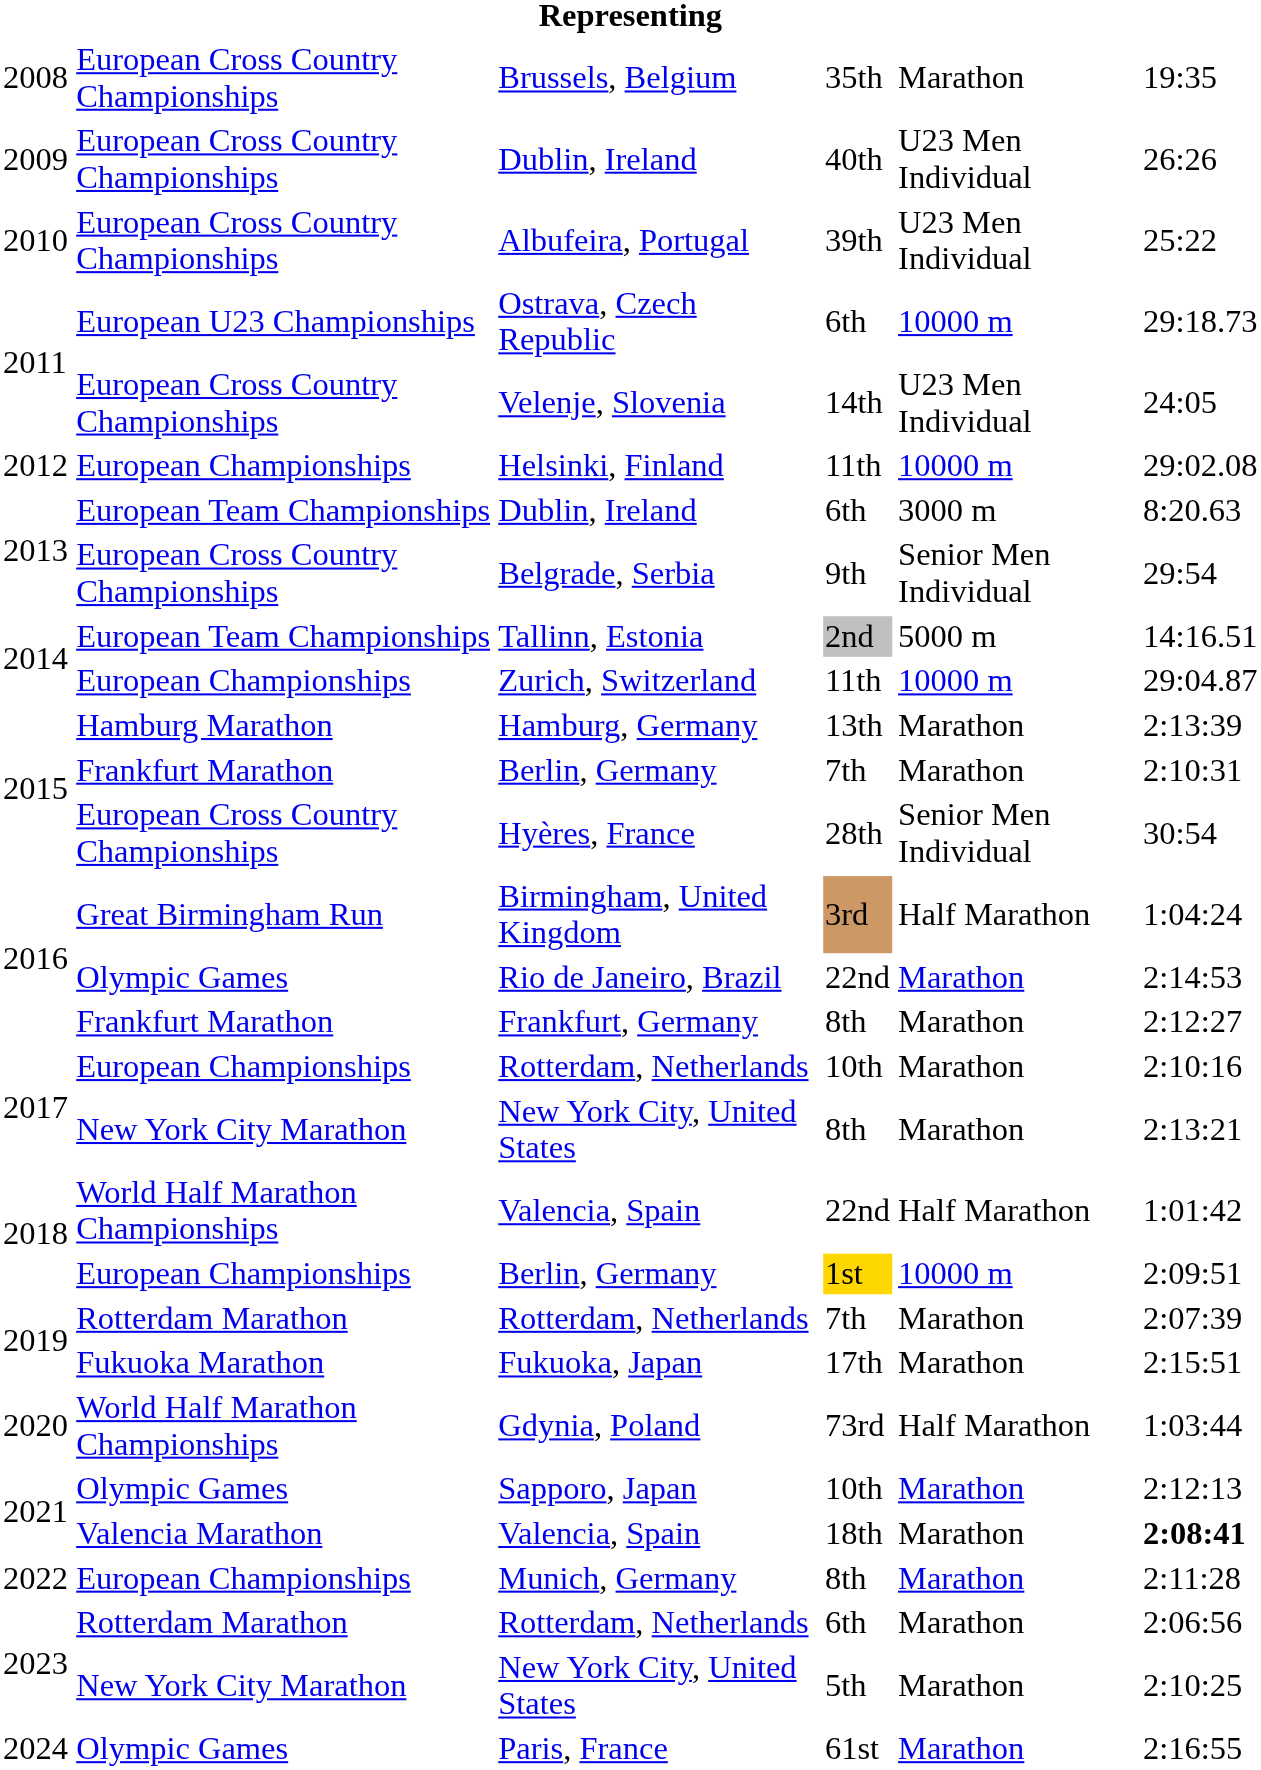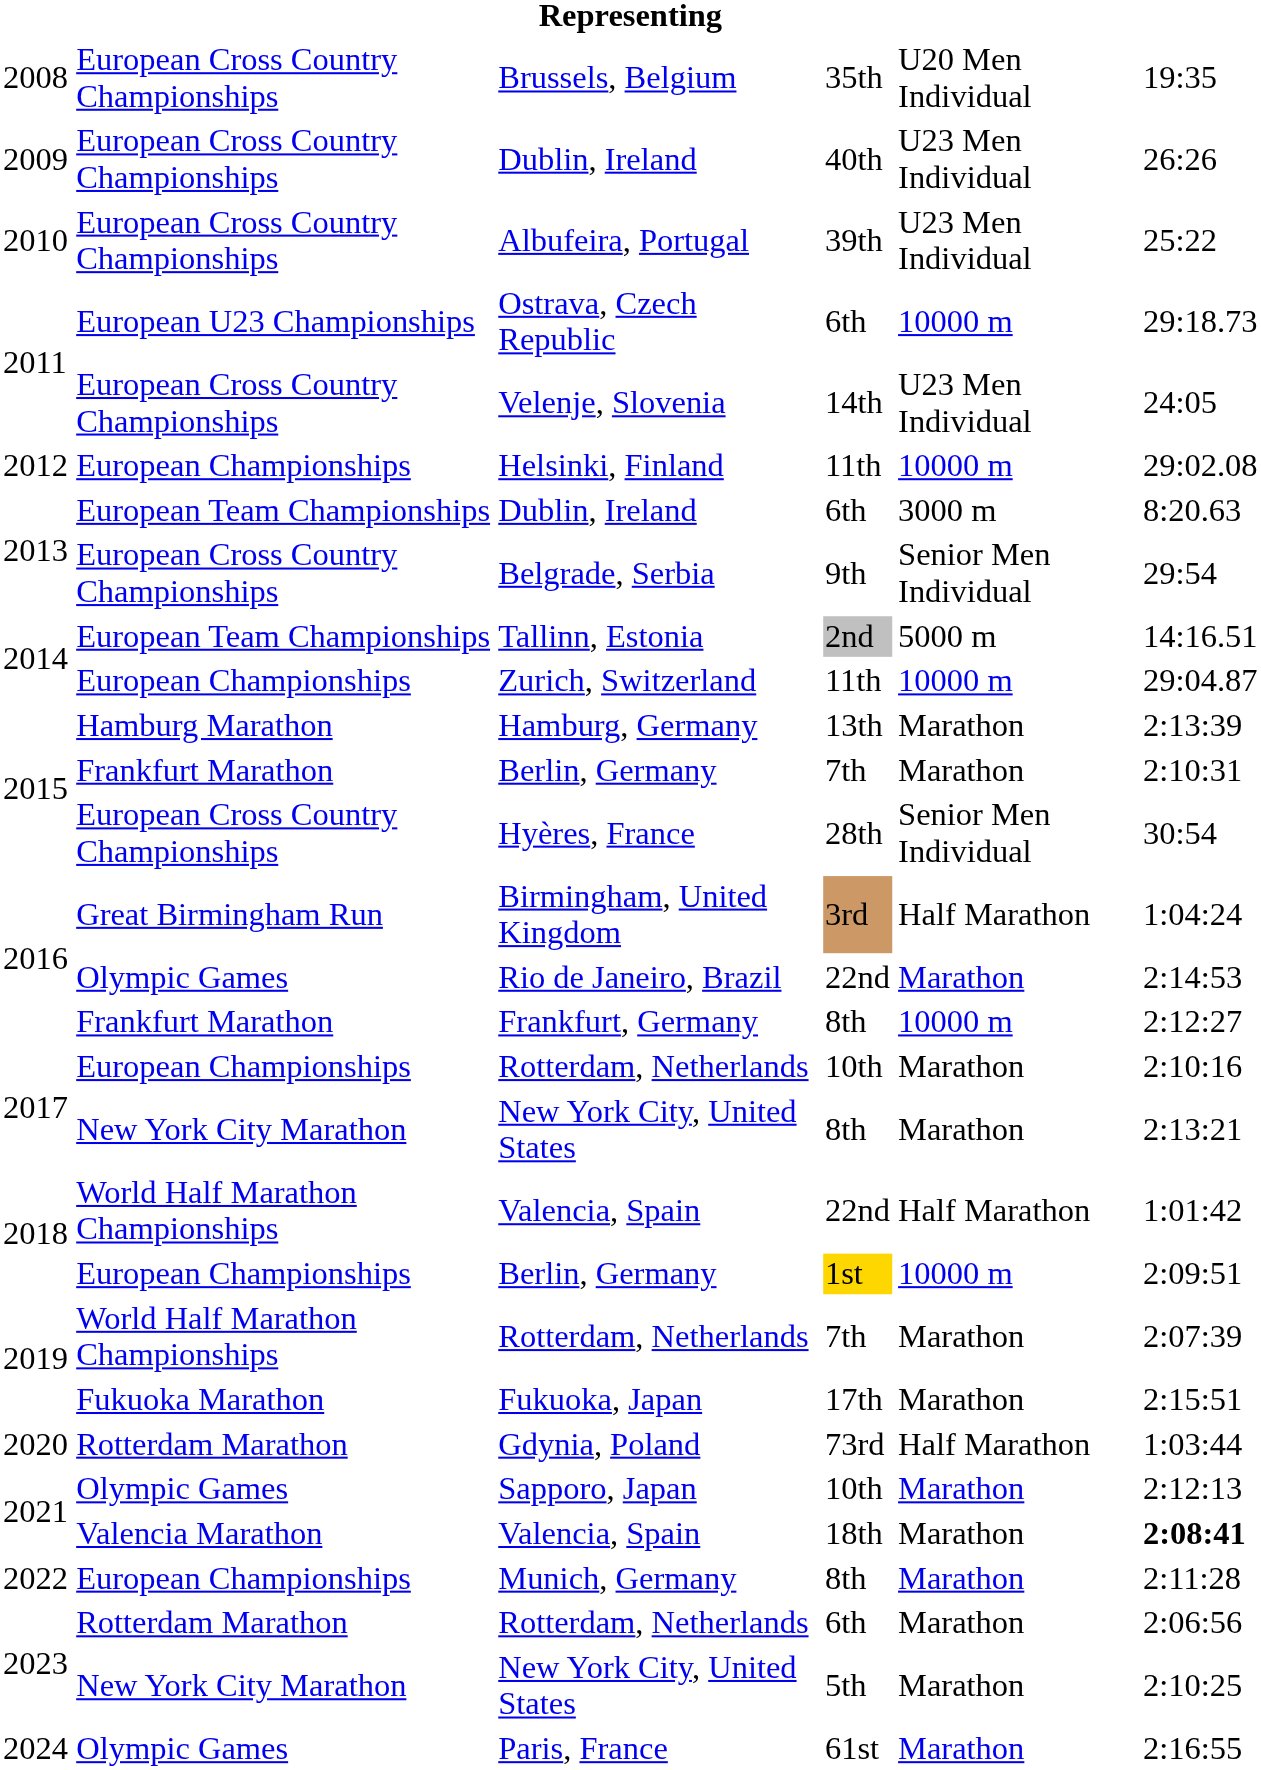(961, 77) Marathon -> (965, 77) U20 Men Individual
(961, 1021) Marathon -> (955, 1021) 10000 m
(212, 1318) Rotterdam Marathon -> (216, 1336) World Half Marathon Championships
(216, 1425) World Half Marathon Championships -> (212, 1443) Rotterdam Marathon
